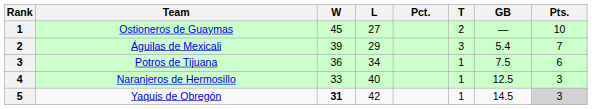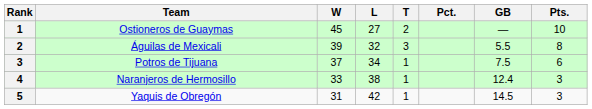columns swapped: (461, 12) <-> (421, 12)
(374, 46) 29 -> (374, 46) 32
(503, 46) 5.4 -> (503, 46) 5.5
(560, 46) 7 -> (560, 46) 8
(336, 63) 36 -> (336, 63) 37
(374, 79) 40 -> (374, 79) 38
(503, 79) 12.5 -> (503, 79) 12.4
(336, 96) bold -> (336, 96) normal
(560, 96) lightgrey background -> (560, 96) no background
